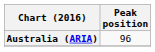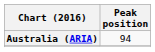(125, 39) 96 -> (125, 39) 94
